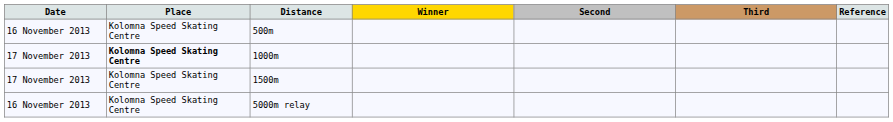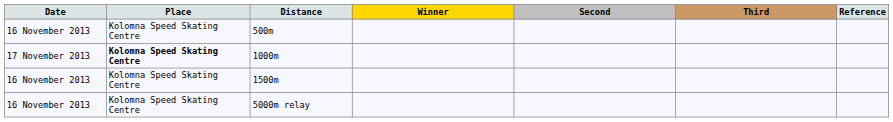(48, 80) 17 November 2013 -> (48, 80) 16 November 2013
